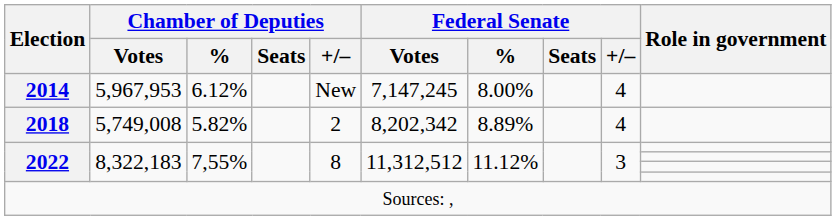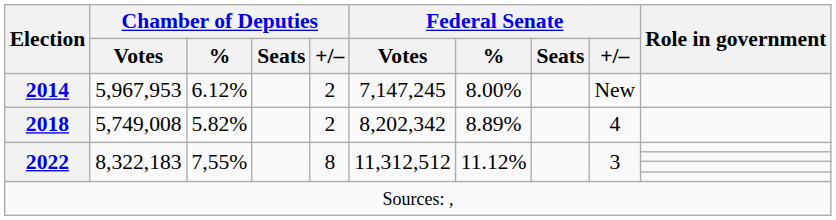(336, 90) New -> (330, 90) 2
(621, 90) 4 -> (615, 90) New
